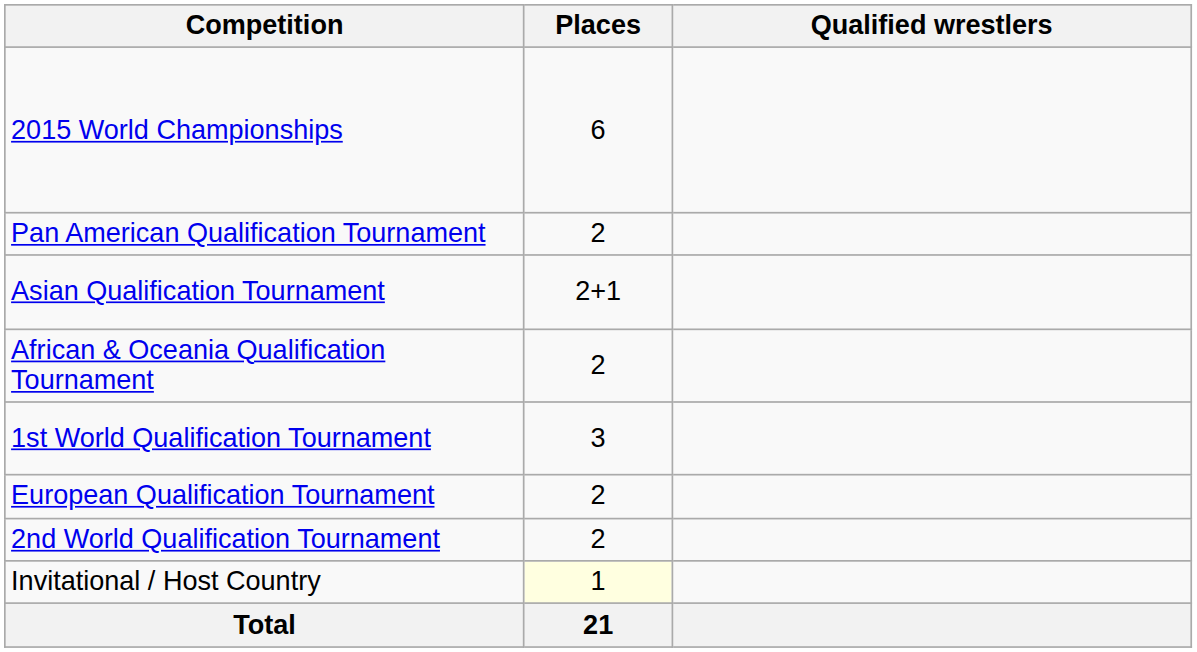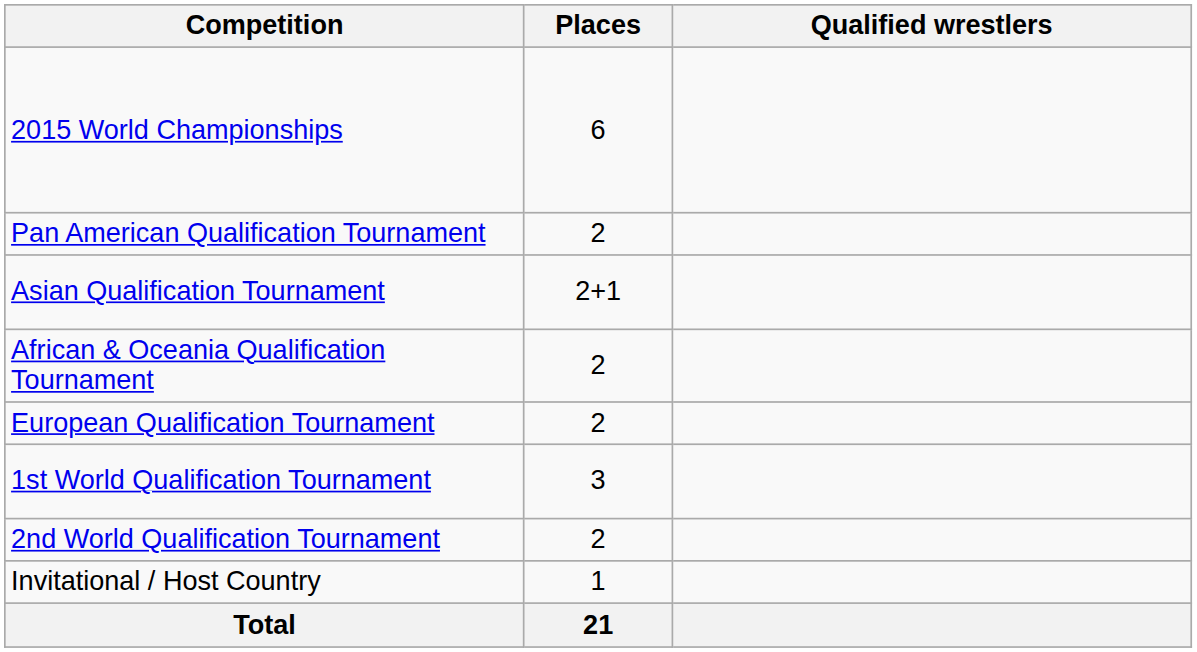rows swapped: (223, 496) <-> (221, 438)
(598, 581) lightyellow background -> (598, 581) no background
